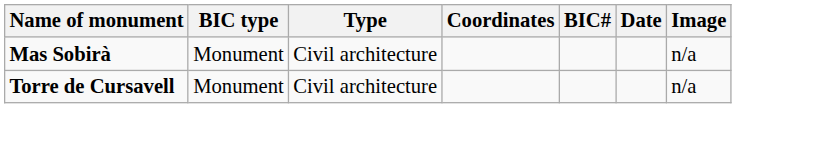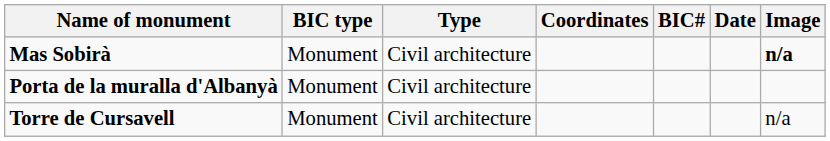(684, 53) normal -> (779, 53) bold
+ row: (144, 86)
